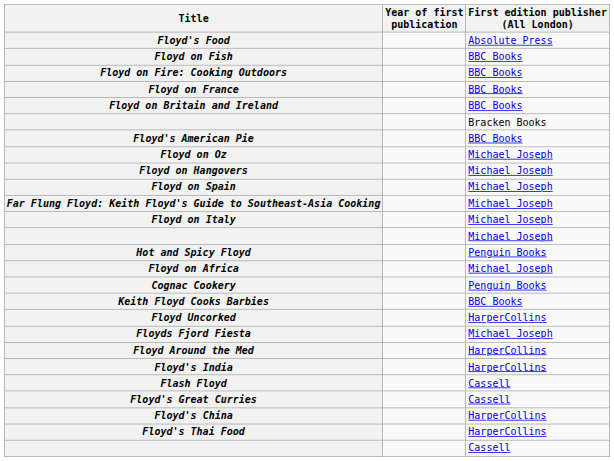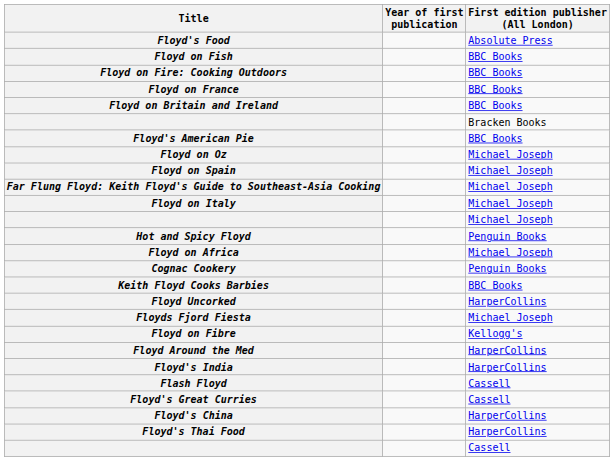- row: (194, 171)
+ row: (194, 334)
